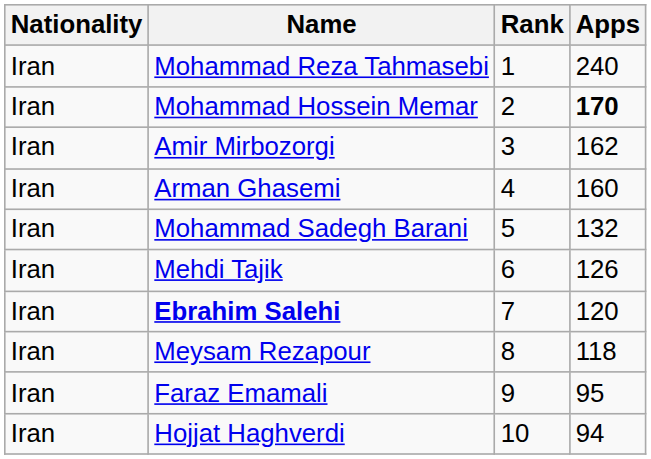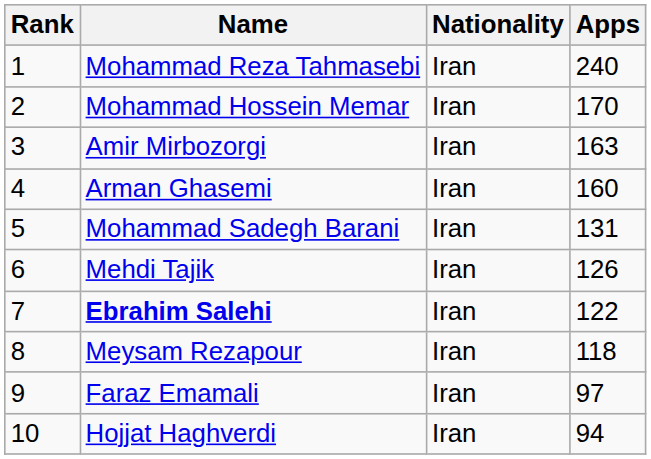columns swapped: (532, 24) <-> (77, 24)
(597, 106) bold -> (597, 106) normal
(597, 147) 162 -> (597, 147) 163
(597, 229) 132 -> (597, 229) 131
(597, 310) 120 -> (597, 310) 122
(590, 392) 95 -> (590, 392) 97
